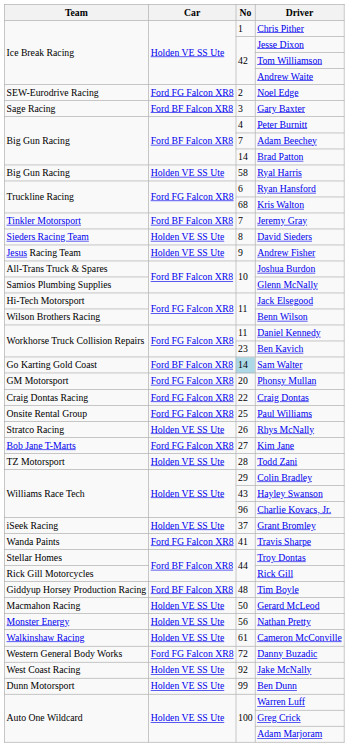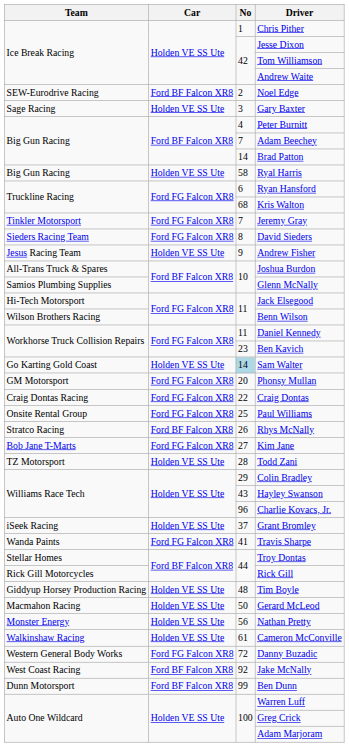(192, 92) Ford FG Falcon XR8 -> (192, 92) Ford BF Falcon XR8
(192, 108) Ford BF Falcon XR8 -> (187, 108) Holden VE SS Ute
(192, 221) Ford BF Falcon XR8 -> (192, 221) Ford FG Falcon XR8
(187, 237) Holden VE SS Ute -> (192, 237) Ford FG Falcon XR8
(192, 365) Ford BF Falcon XR8 -> (187, 365) Holden VE SS Ute
(187, 429) Holden VE SS Ute -> (192, 429) Ford BF Falcon XR8
(192, 590) Ford BF Falcon XR8 -> (187, 590) Holden VE SS Ute
(187, 670) Holden VE SS Ute -> (192, 670) Ford BF Falcon XR8
(187, 686) Holden VE SS Ute -> (192, 686) Ford BF Falcon XR8
